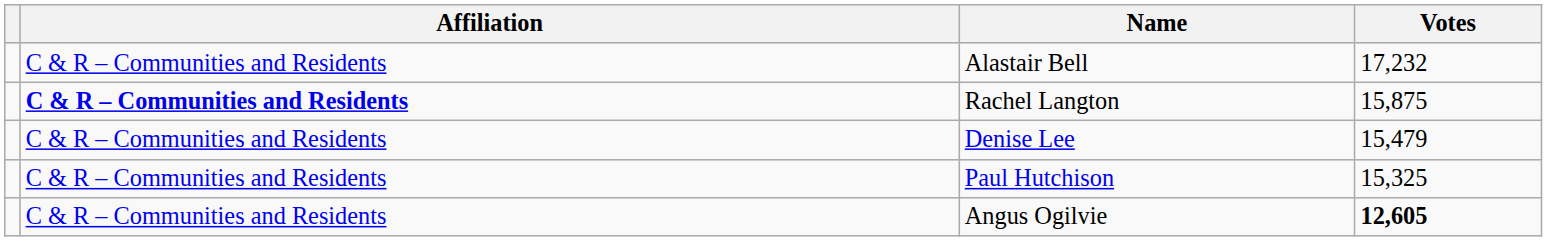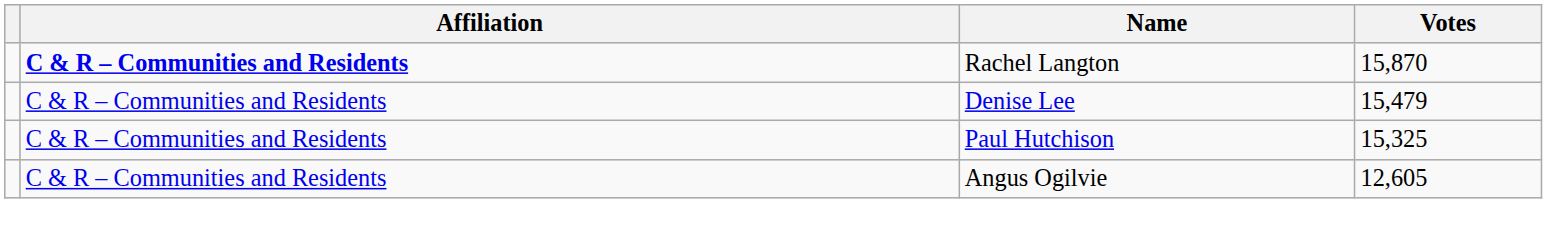- row: (1027, 62)
(1394, 100) 15,875 -> (1394, 62) 15,870
(1394, 216) bold -> (1394, 178) normal
